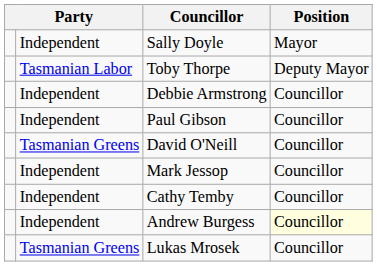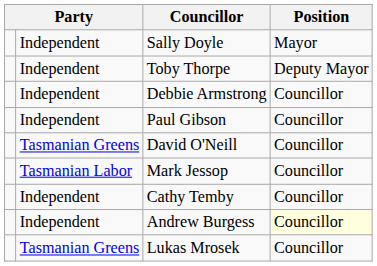(76, 68) Tasmanian Labor -> (60, 68) Independent
(60, 171) Independent -> (76, 171) Tasmanian Labor
